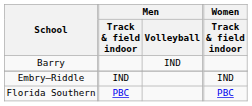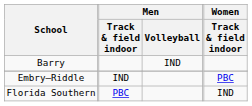(225, 78) IND -> (225, 78) PBC
(225, 93) PBC -> (225, 93) IND
